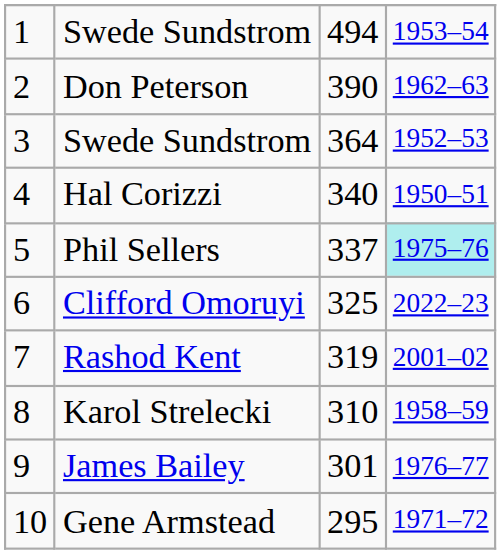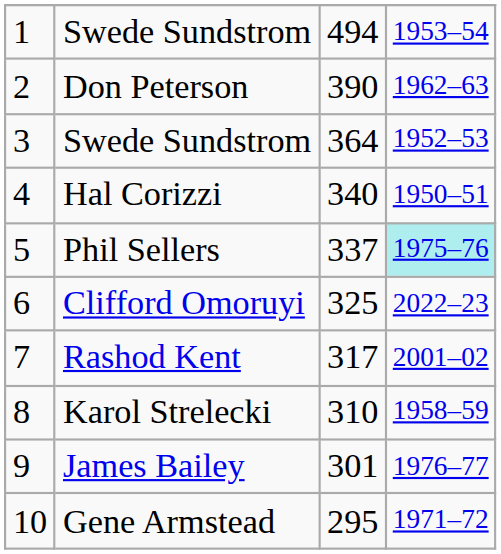(353, 357) 319 -> (353, 357) 317
